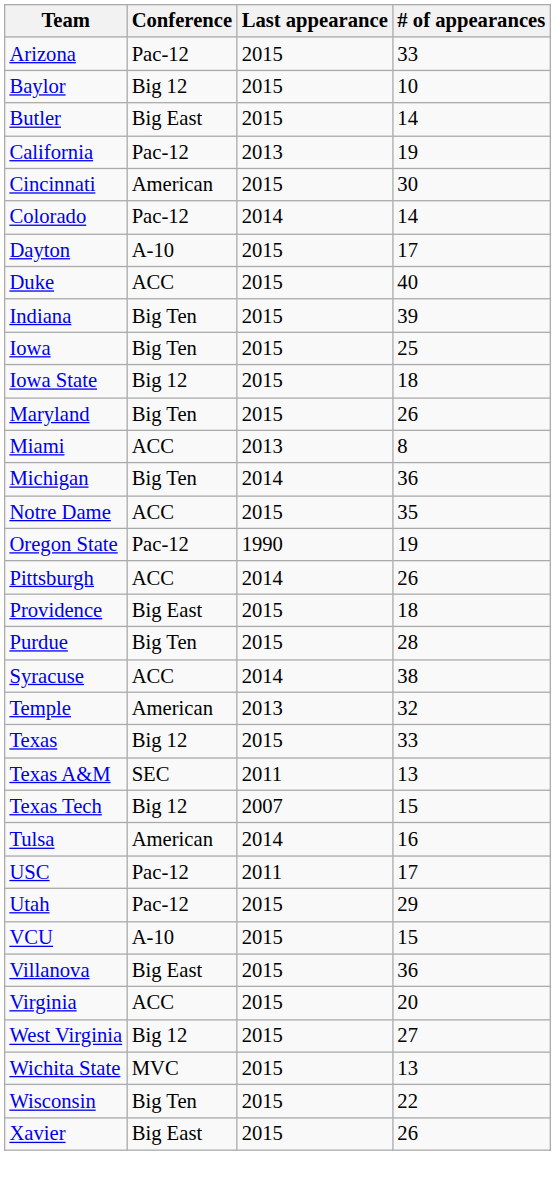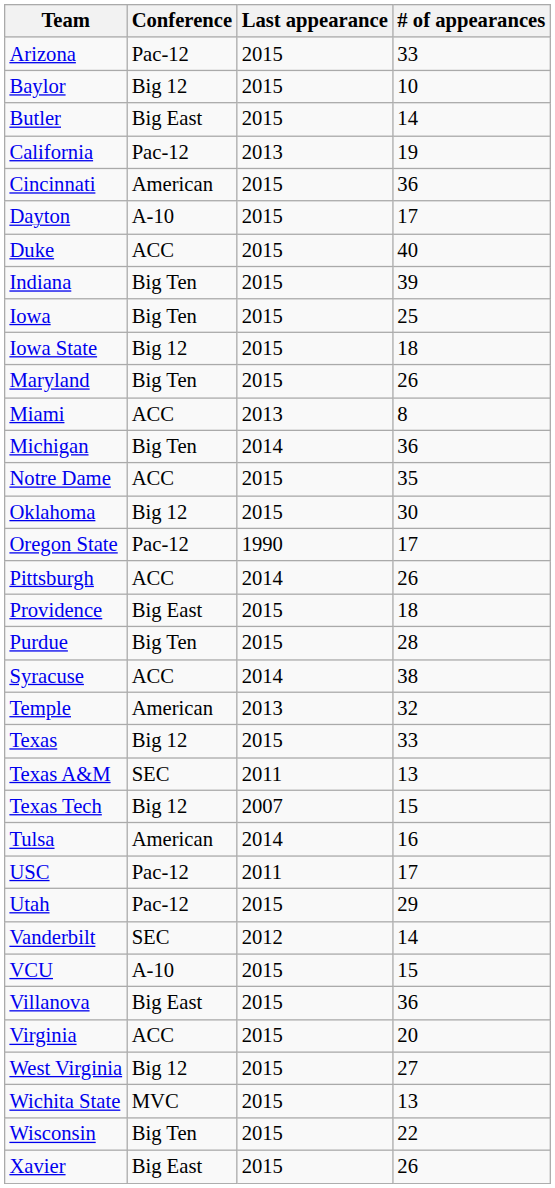(408, 184) 30 -> (408, 184) 36
- row: (48, 217)
+ row: (52, 511)
(408, 544) 19 -> (408, 544) 17
+ row: (52, 937)
